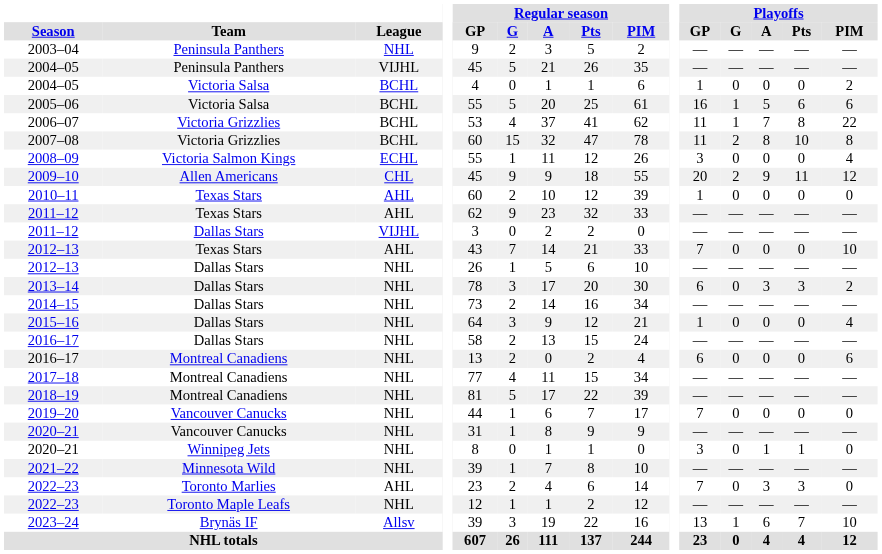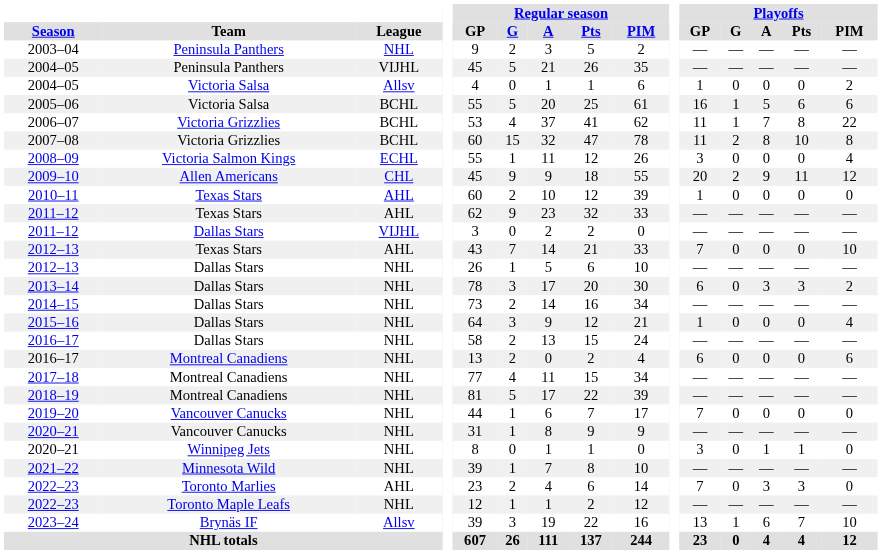(399, 85) BCHL -> (399, 85) Allsv
